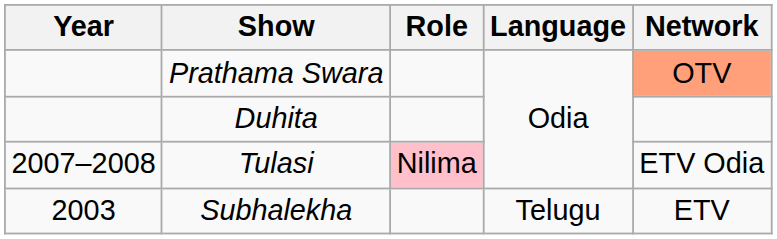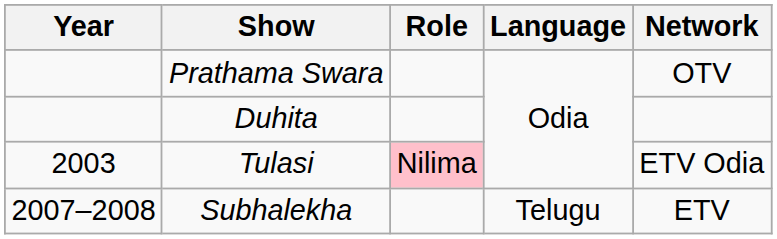(702, 73) lightsalmon background -> (702, 73) no background
(84, 164) 2007–2008 -> (84, 164) 2003
(84, 210) 2003 -> (84, 210) 2007–2008
